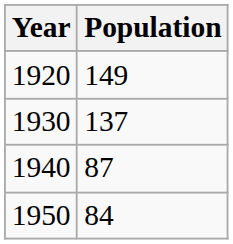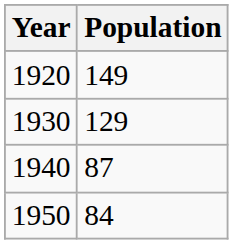(106, 121) 137 -> (106, 121) 129
